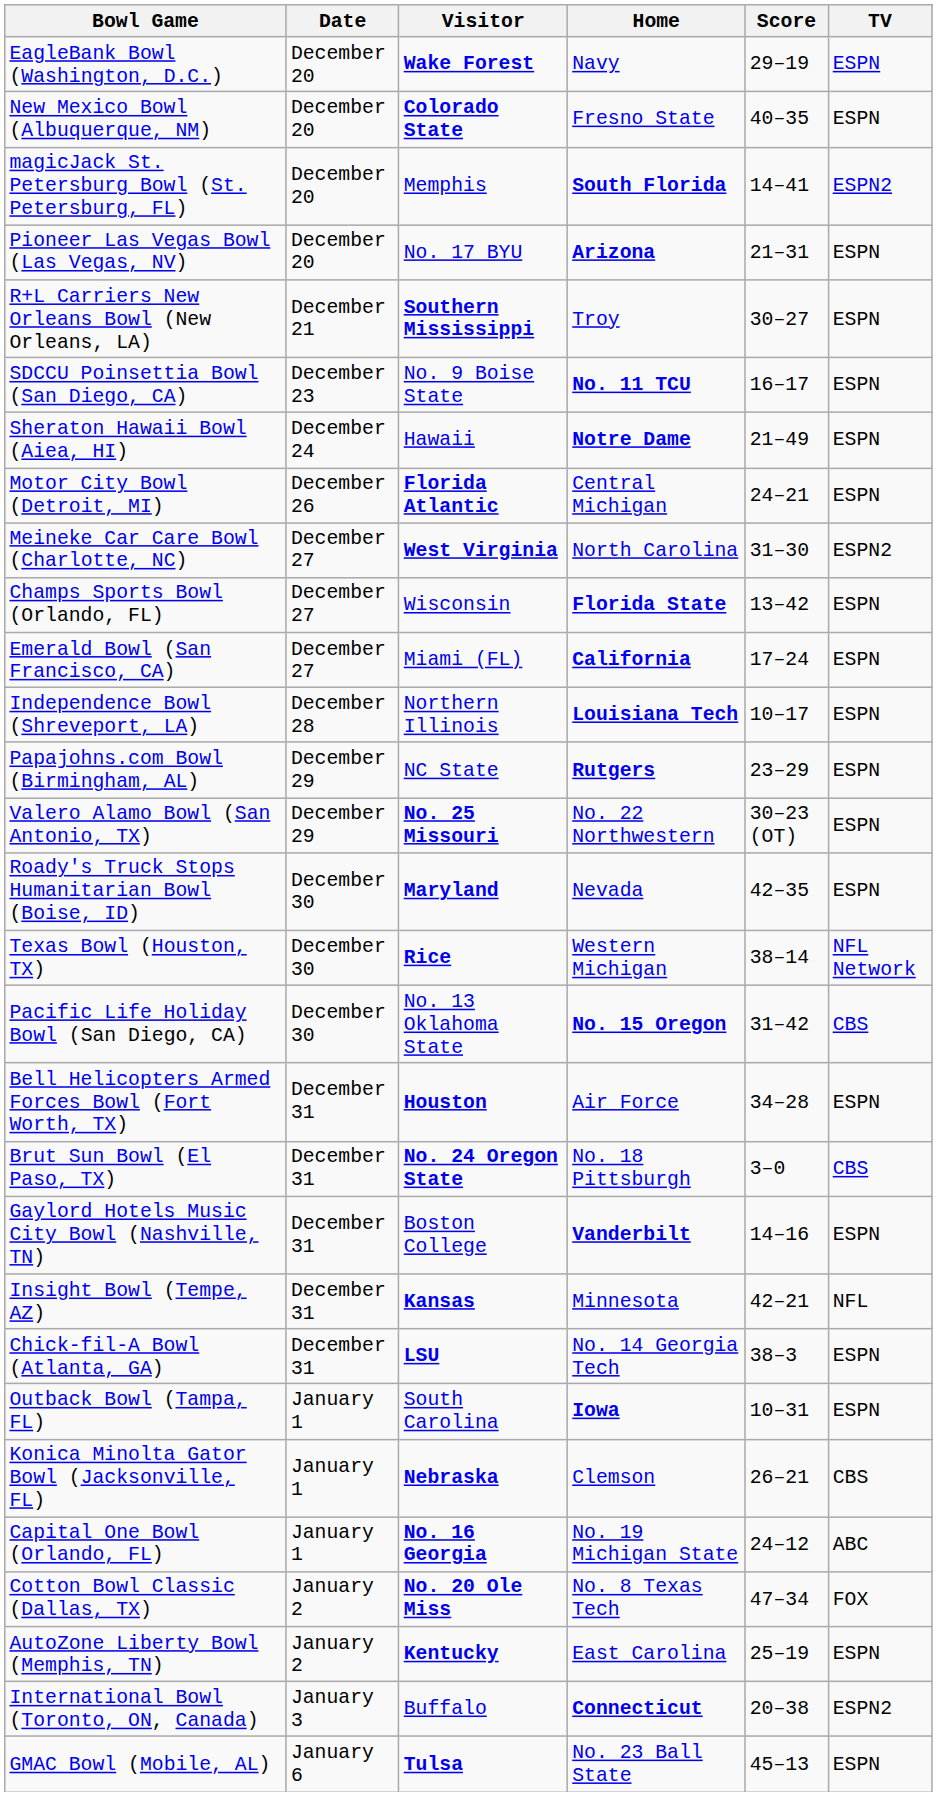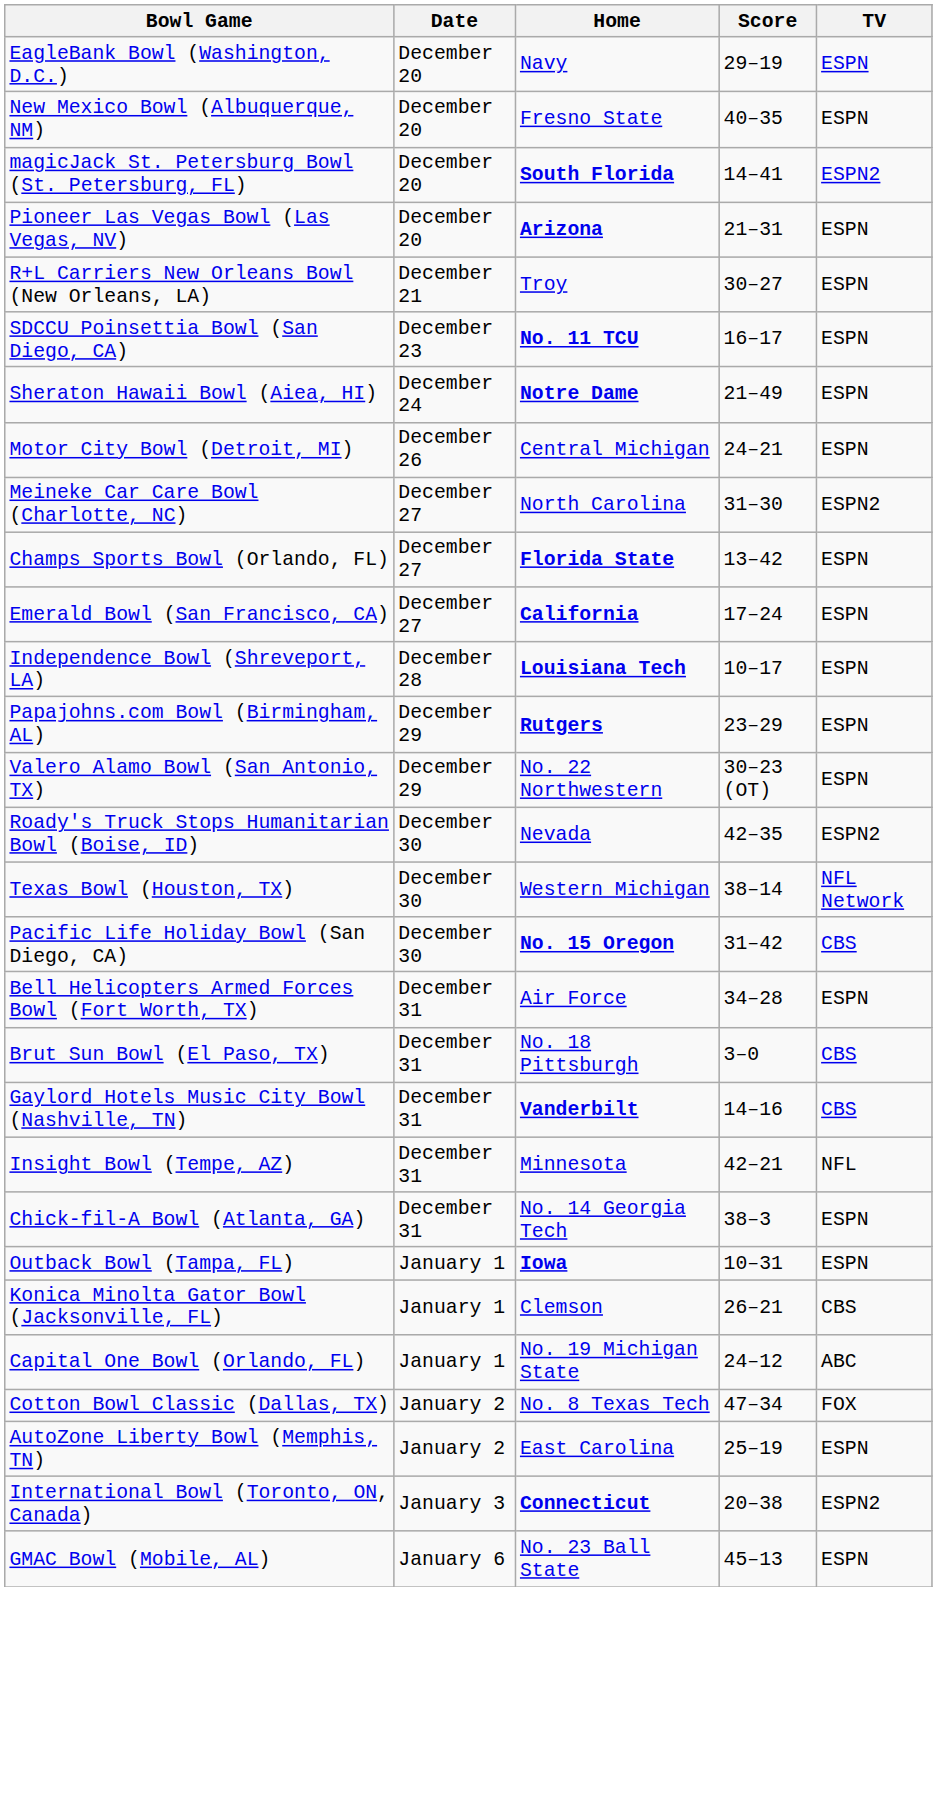- column: (483, 21)
(856, 892) ESPN -> (851, 835) ESPN2
(856, 1235) ESPN -> (839, 1110) CBS
